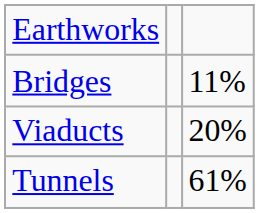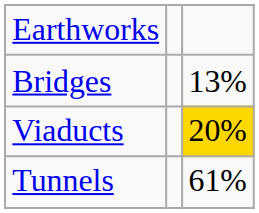(217, 80) 11% -> (218, 80) 13%
(218, 130) no background -> (218, 130) gold background
